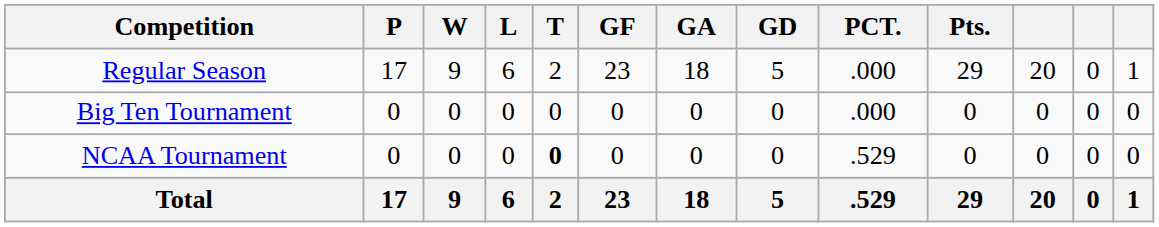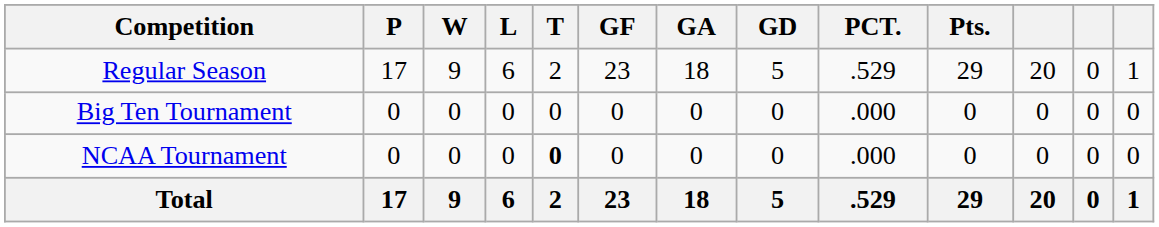(873, 69) .000 -> (873, 69) .529
(873, 156) .529 -> (873, 156) .000
